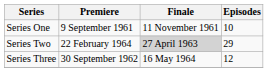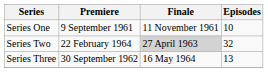(228, 43) 29 -> (228, 43) 32
(228, 59) 12 -> (228, 59) 13
